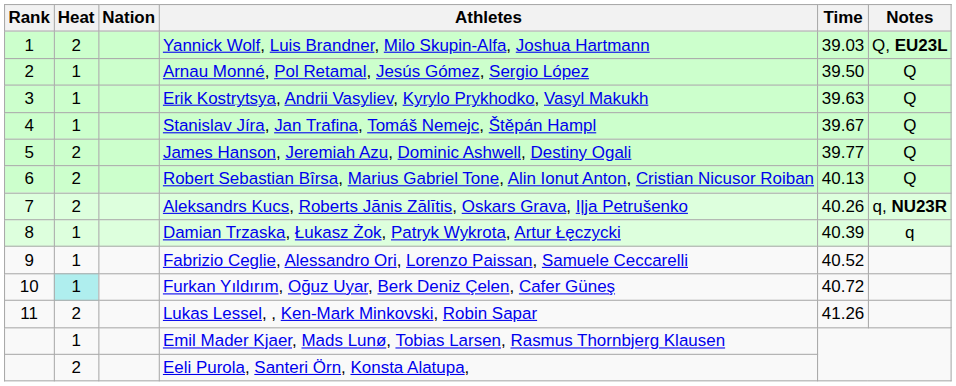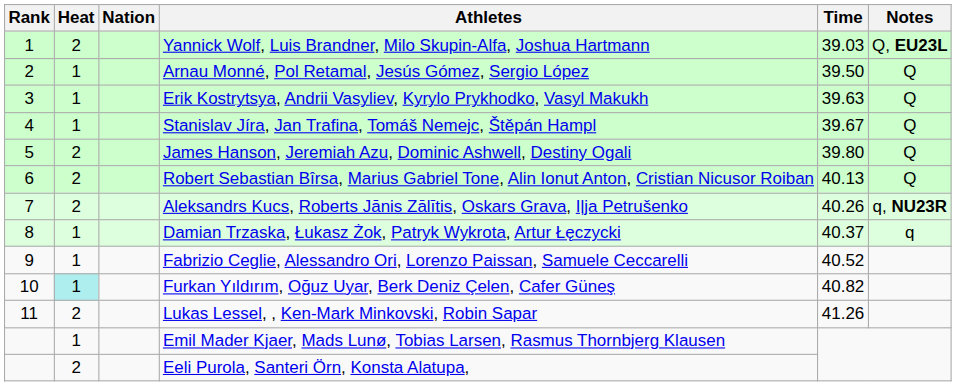(843, 152) 39.77 -> (843, 152) 39.80
(843, 233) 40.39 -> (843, 233) 40.37
(843, 286) 40.72 -> (843, 286) 40.82
